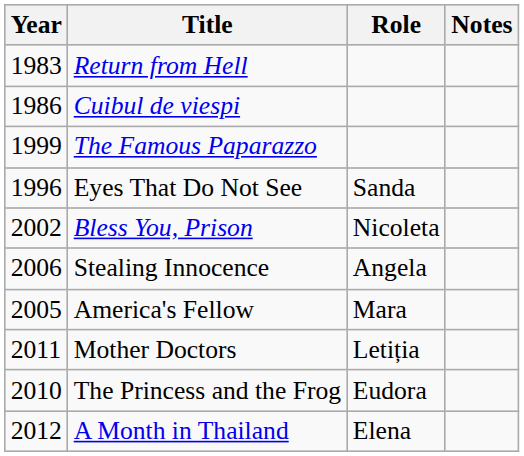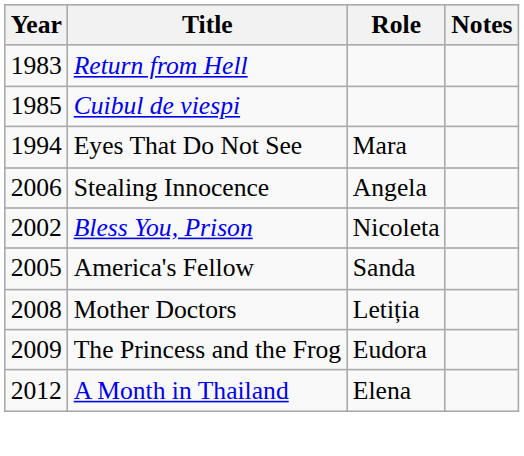(36, 106) 1986 -> (36, 106) 1985
- row: (195, 146)
(36, 187) 1996 -> (36, 146) 1994
(384, 187) Sanda -> (380, 146) Mara
rows swapped: (163, 227) <-> (171, 268)
(380, 308) Mara -> (384, 268) Sanda
(36, 349) 2011 -> (36, 308) 2008
(36, 390) 2010 -> (36, 349) 2009
